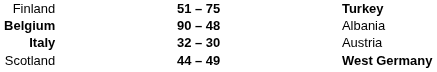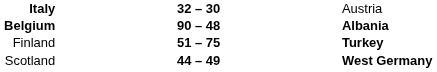rows swapped: (34, 9) <-> (42, 43)
(364, 26) normal -> (365, 26) bold
